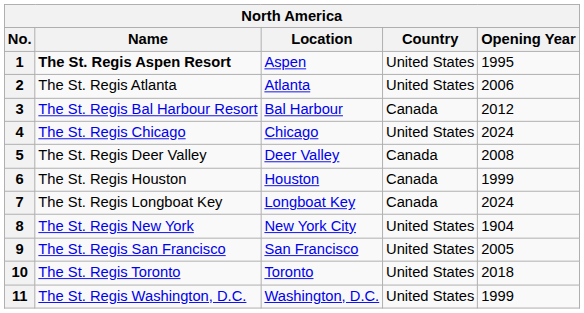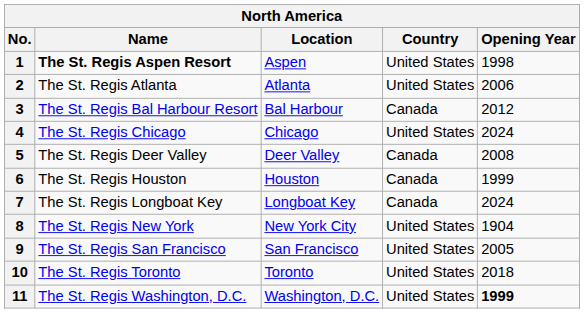(498, 62) 1995 -> (498, 62) 1998
(498, 296) normal -> (498, 296) bold
